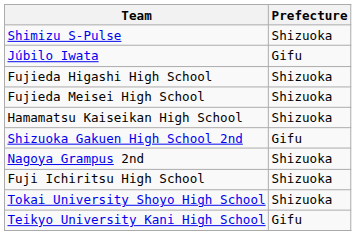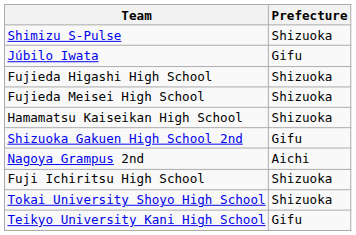(302, 159) Shizuoka -> (291, 159) Aichi
